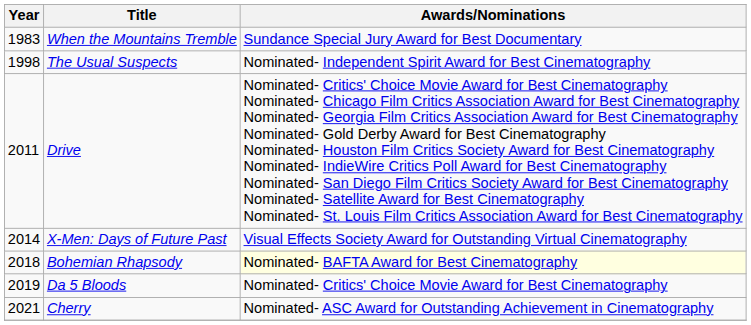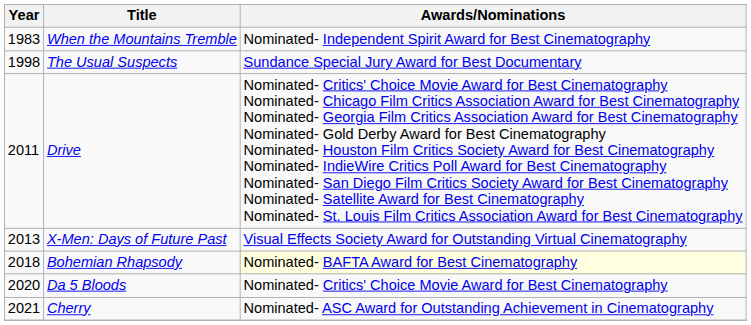(413, 39) Sundance Special Jury Award for Best Documentary -> (447, 39) Nominated- Independent Spirit Award for Best Cinematography
(447, 62) Nominated- Independent Spirit Award for Best Cinematography -> (413, 62) Sundance Special Jury Award for Best Documentary
(24, 239) 2014 -> (24, 239) 2013
(24, 285) 2019 -> (24, 285) 2020
